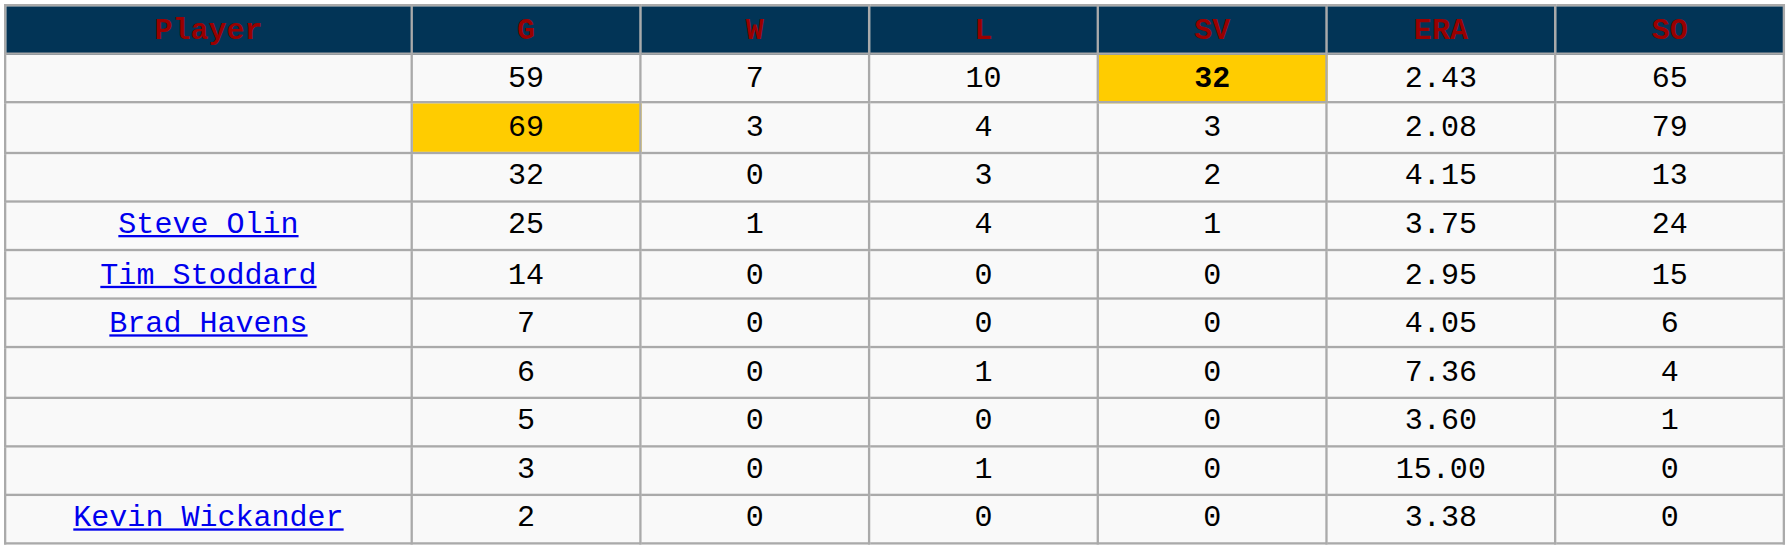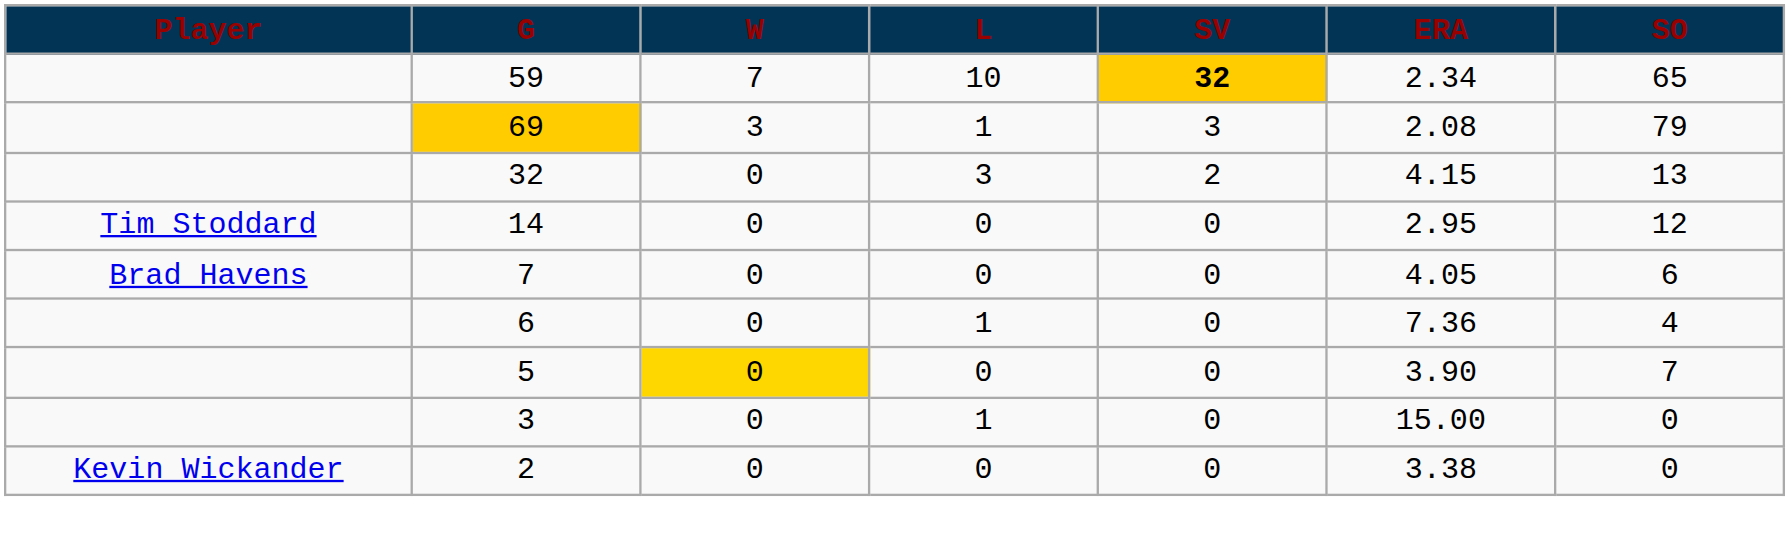(1441, 79) 2.43 -> (1441, 79) 2.34
(984, 128) 4 -> (984, 128) 1
- row: (526, 225)
(1670, 274) 15 -> (1670, 225) 12
(755, 421) no background -> (755, 372) gold background
(1441, 421) 3.60 -> (1441, 372) 3.90
(1670, 421) 1 -> (1670, 372) 7
